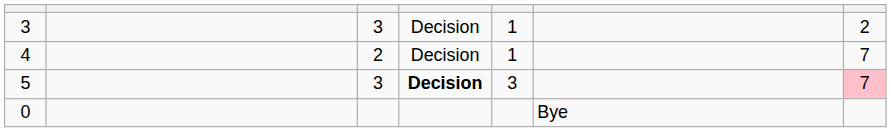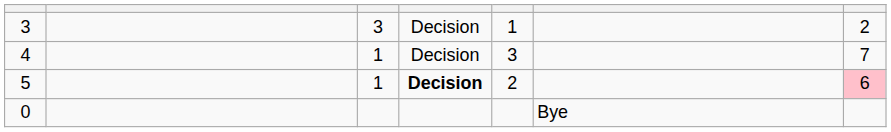(378, 55) 2 -> (378, 55) 1
(512, 55) 1 -> (512, 55) 3
(378, 83) 3 -> (378, 83) 1
(512, 83) 3 -> (512, 83) 2
(865, 83) 7 -> (865, 83) 6
